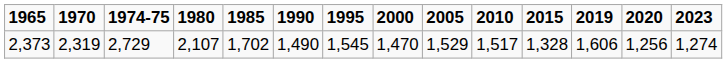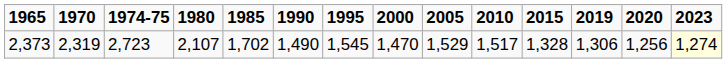(129, 44) 2,729 -> (129, 44) 2,723
(597, 44) 1,606 -> (597, 44) 1,306
(696, 44) no background -> (696, 44) lightyellow background
